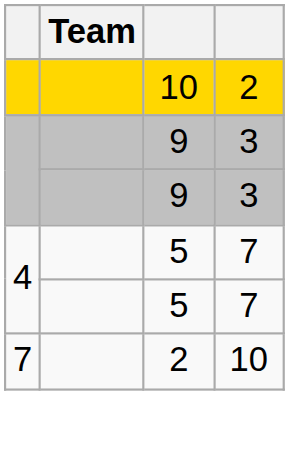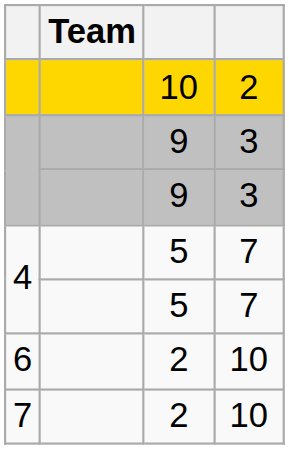+ row: (23, 360)
